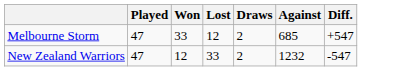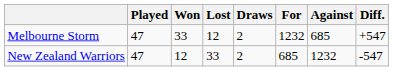+ column: (292, 14)
